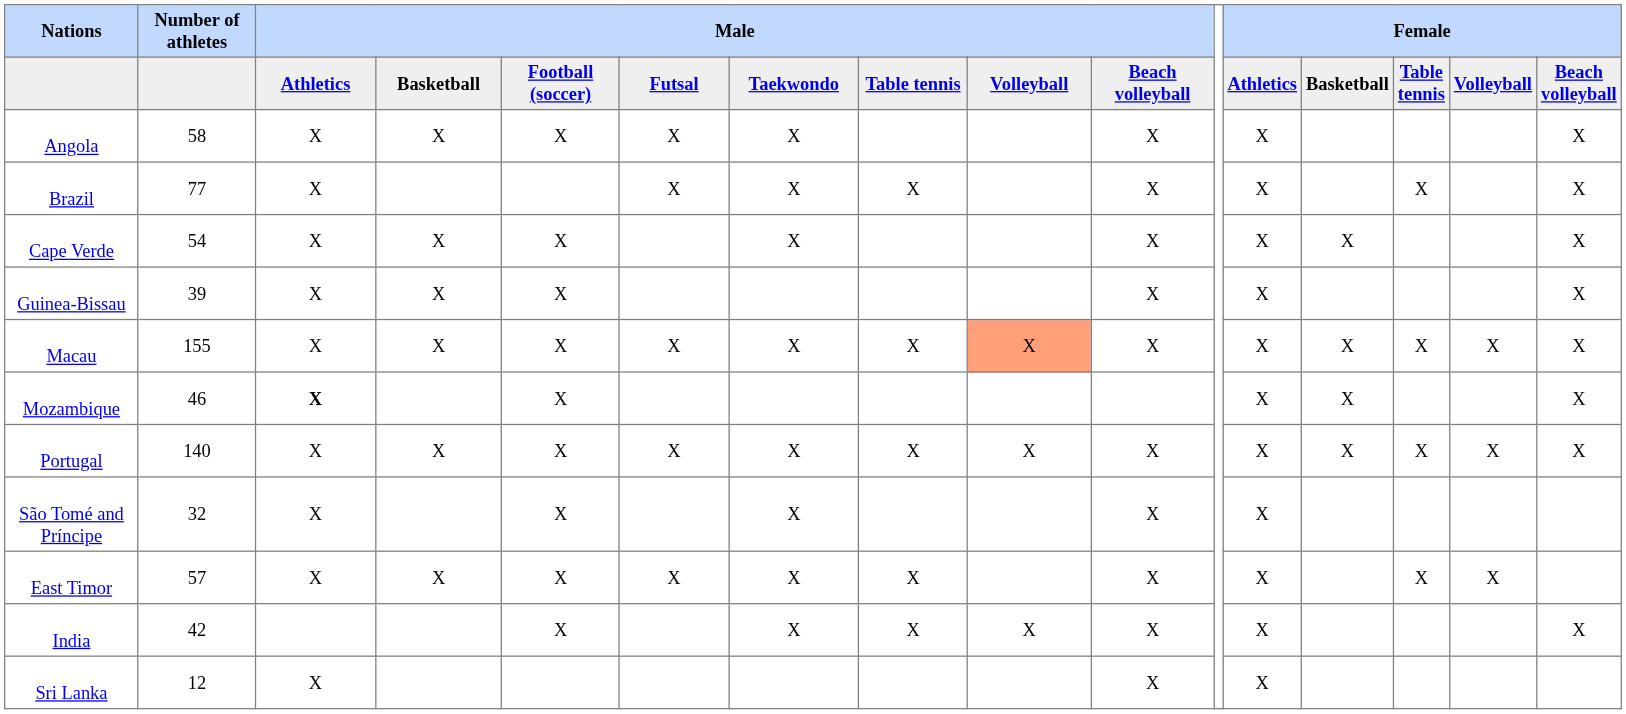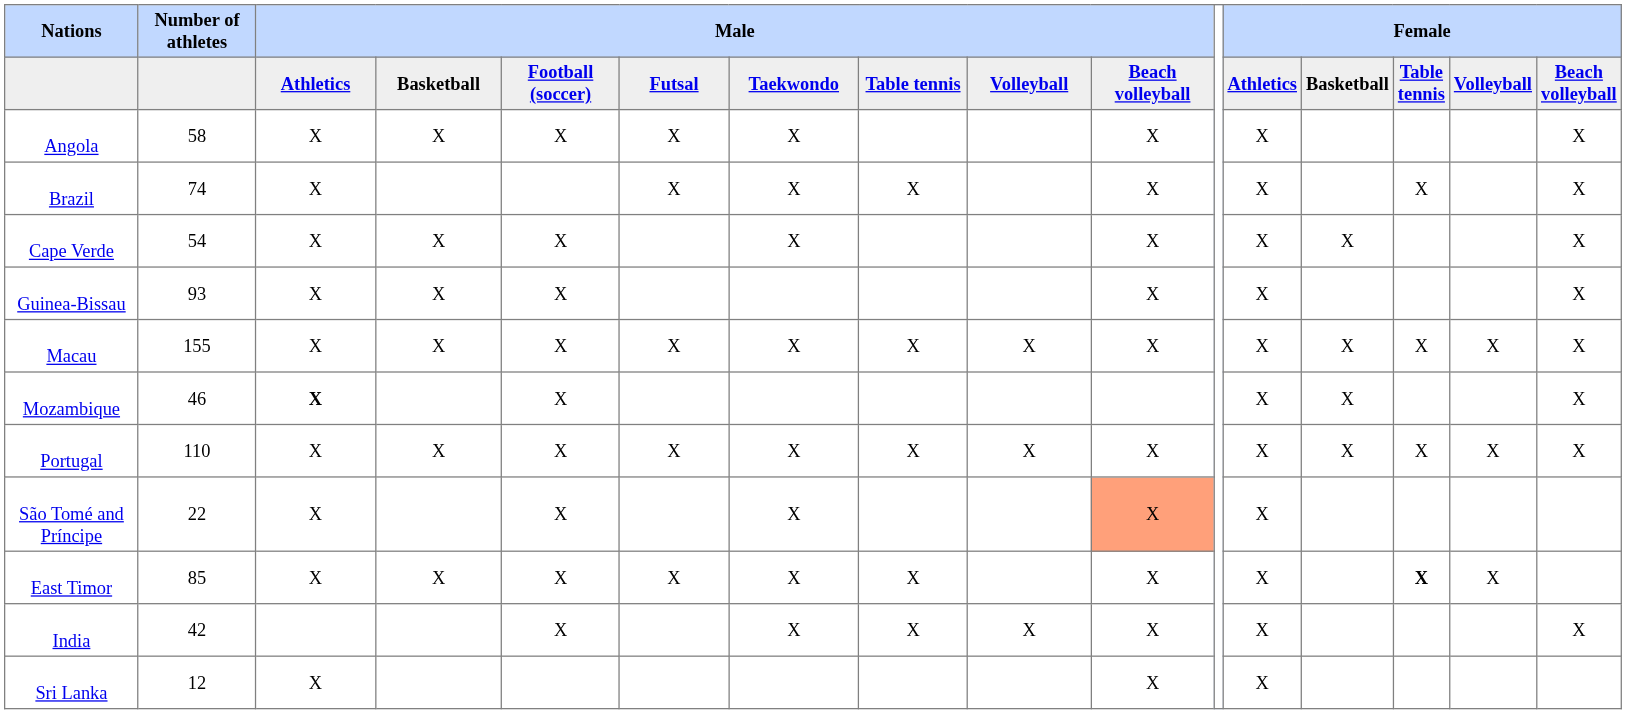(197, 188) 77 -> (197, 188) 74
(197, 293) 39 -> (197, 293) 93
(1029, 345) lightsalmon background -> (1029, 345) no background
(197, 450) 140 -> (197, 450) 110
(197, 513) 32 -> (197, 513) 22
(1153, 513) no background -> (1153, 513) lightsalmon background
(197, 577) 57 -> (197, 577) 85
(1421, 577) normal -> (1421, 577) bold
